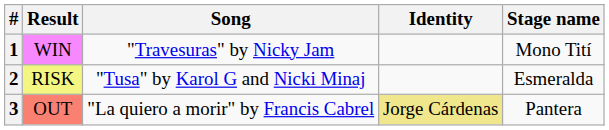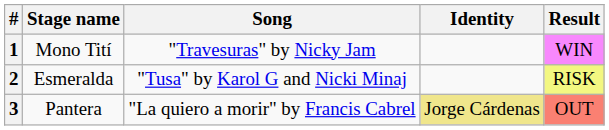columns swapped: (554, 19) <-> (53, 19)
